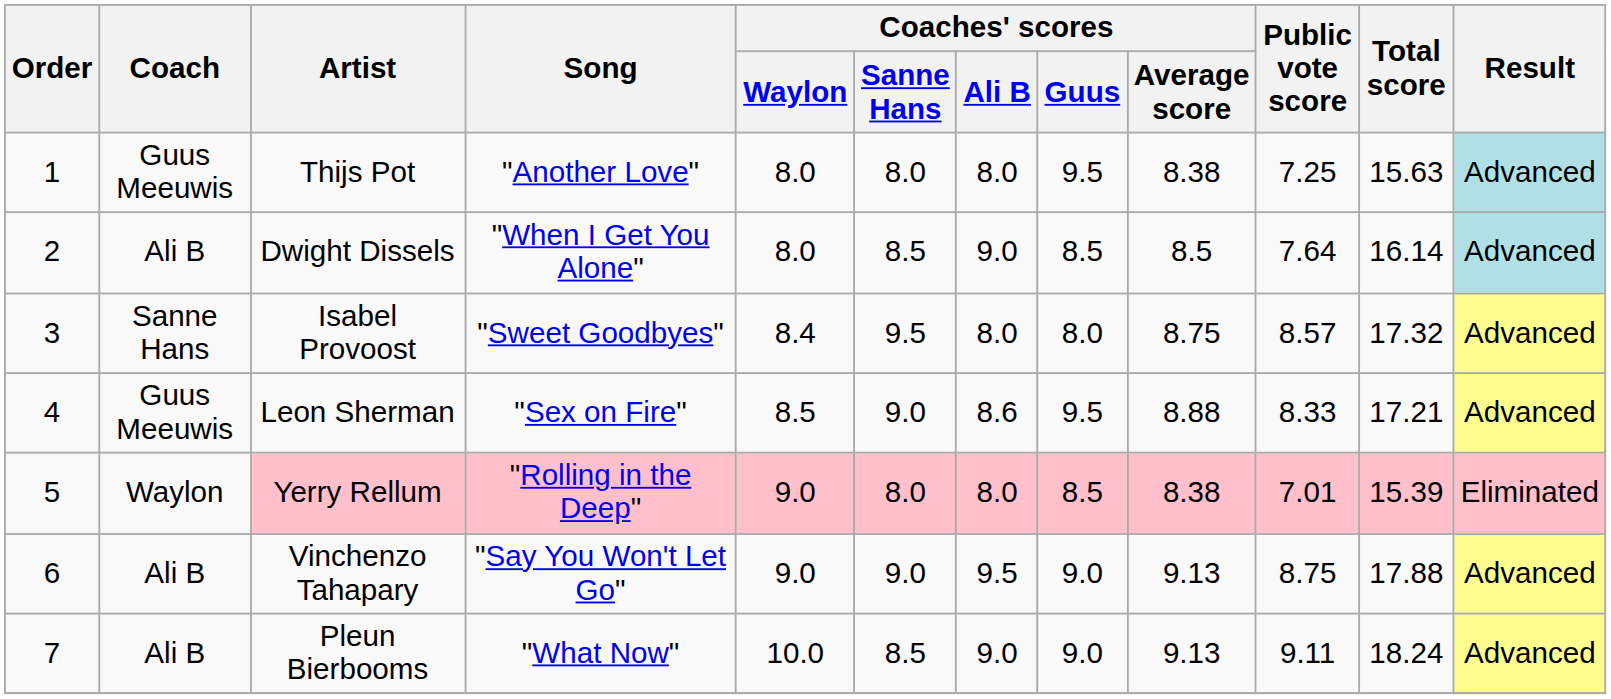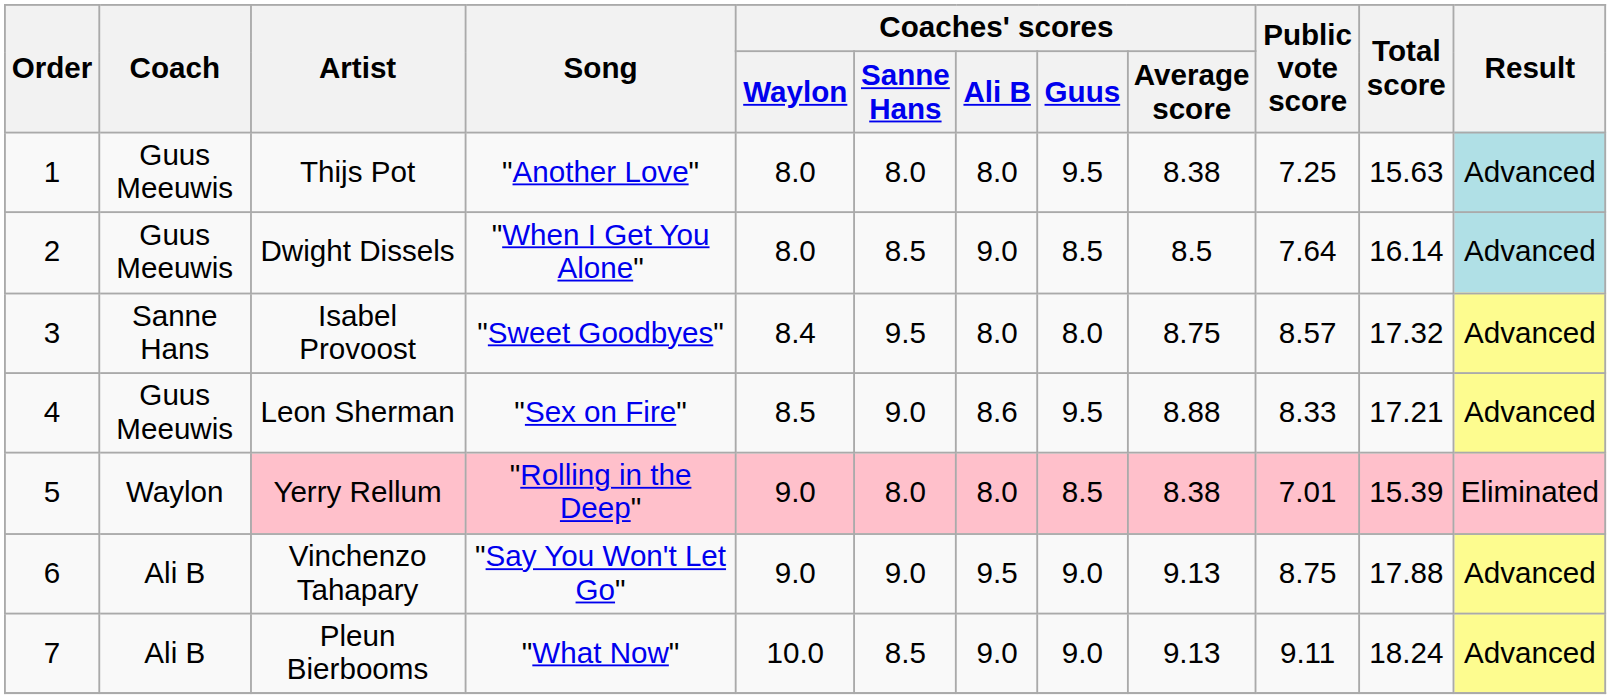(175, 252) Ali B -> (175, 252) Guus Meeuwis
